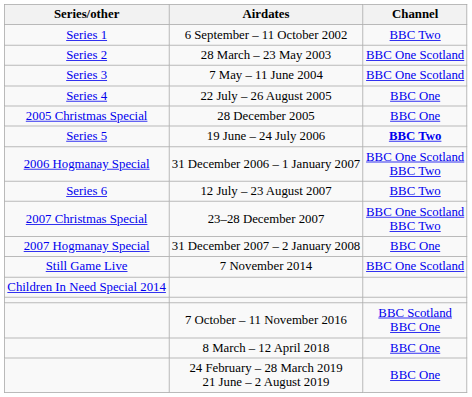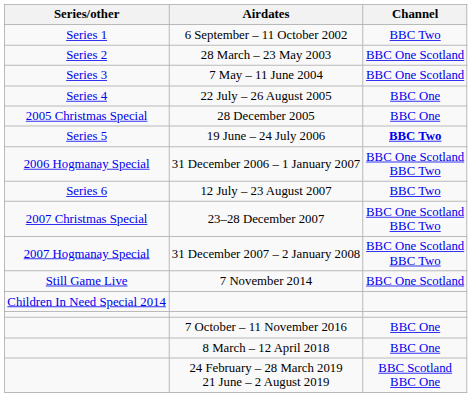(415, 246) BBC One -> (415, 253) BBC One Scotland BBC Two
(415, 320) BBC Scotland BBC One -> (415, 327) BBC One
(415, 375) BBC One -> (415, 375) BBC Scotland BBC One
